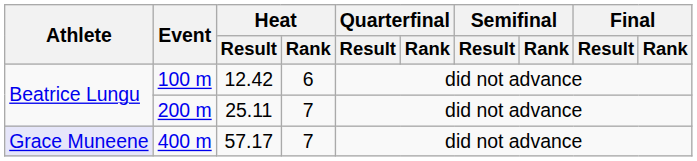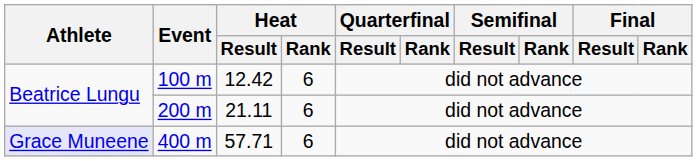(249, 111) 25.11 -> (249, 111) 21.11
(308, 111) 7 -> (308, 111) 6
(249, 142) 57.17 -> (249, 142) 57.71
(308, 142) 7 -> (308, 142) 6
